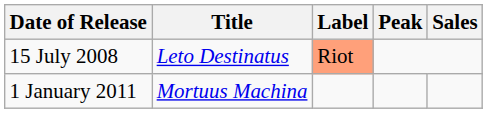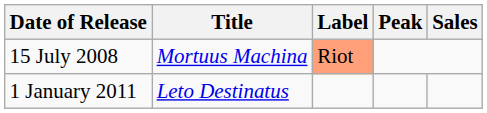(223, 56) Leto Destinatus -> (232, 56) Mortuus Machina
(232, 91) Mortuus Machina -> (223, 91) Leto Destinatus
